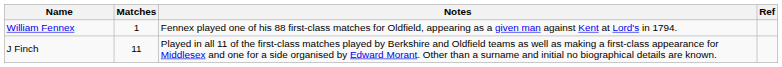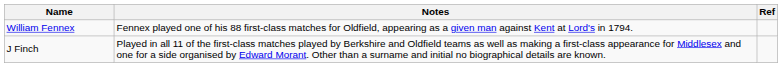- column: (136, 12)
